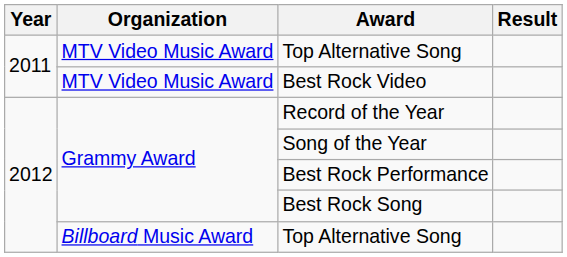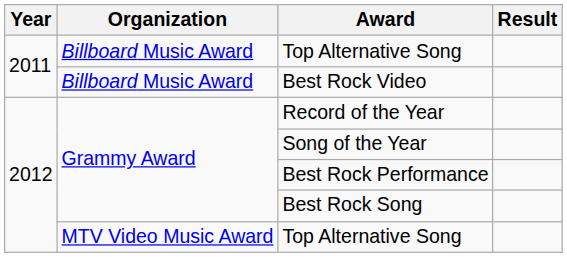(167, 50) MTV Video Music Award -> (157, 50) Billboard Music Award
(167, 81) MTV Video Music Award -> (157, 81) Billboard Music Award
(157, 236) Billboard Music Award -> (167, 236) MTV Video Music Award
